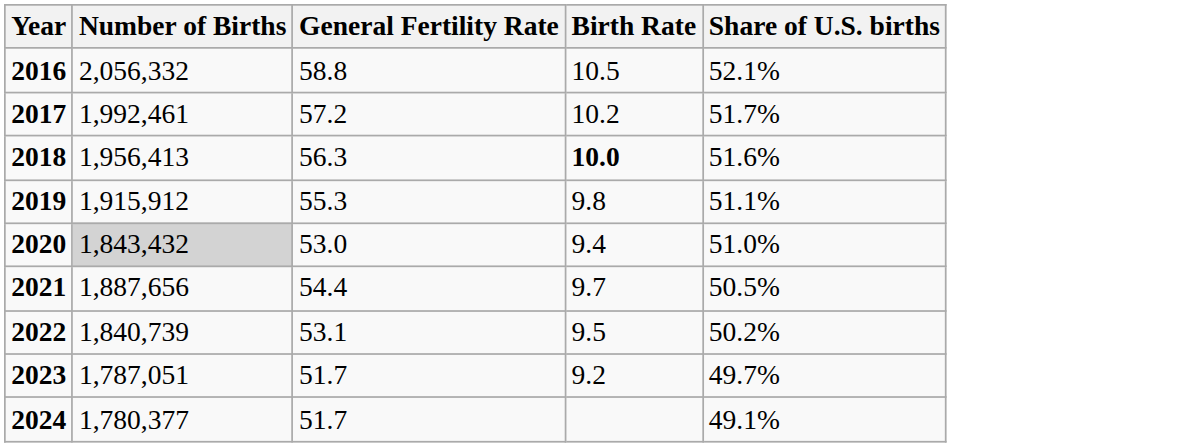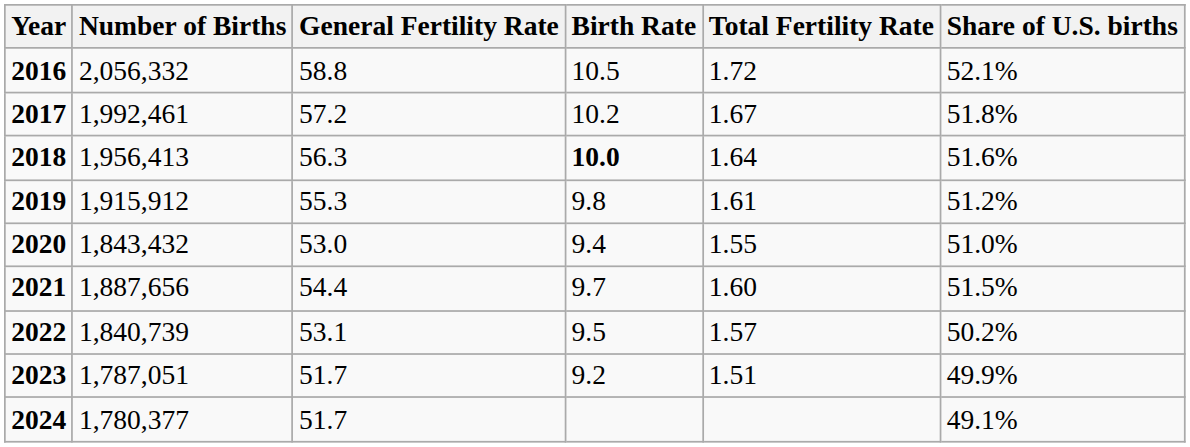+ column: (821, 26)
(744, 113) 51.7% -> (982, 113) 51.8%
(744, 200) 51.1% -> (982, 200) 51.2%
(134, 244) lightgrey background -> (134, 244) no background
(744, 288) 50.5% -> (982, 288) 51.5%
(744, 375) 49.7% -> (982, 375) 49.9%
